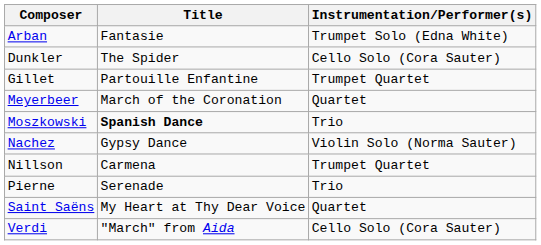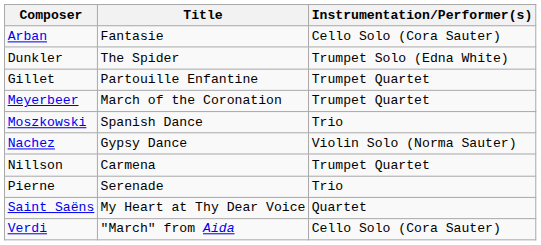(410, 37) Trumpet Solo (Edna White) -> (406, 37) Cello Solo (Cora Sauter)
(406, 58) Cello Solo (Cora Sauter) -> (410, 58) Trumpet Solo (Edna White)
(339, 101) Quartet -> (371, 101) Trumpet Quartet
(152, 122) bold -> (152, 122) normal
